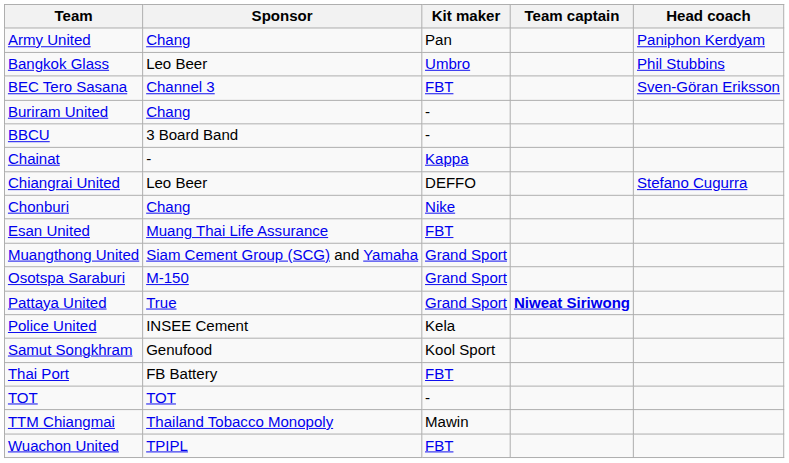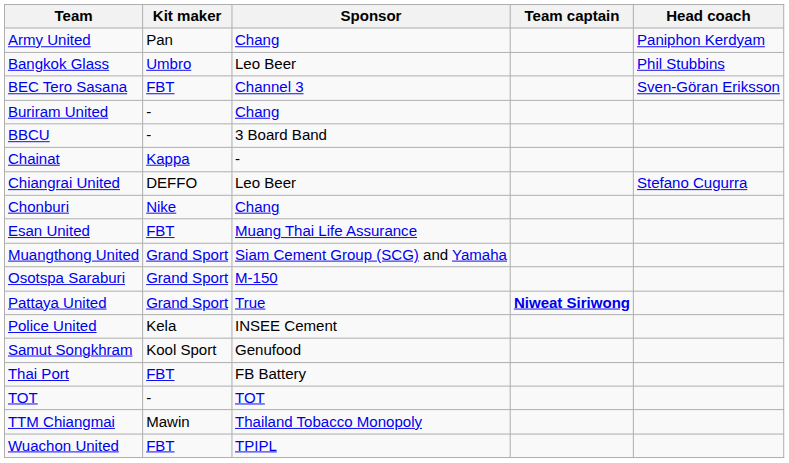columns swapped: (282, 16) <-> (466, 16)
